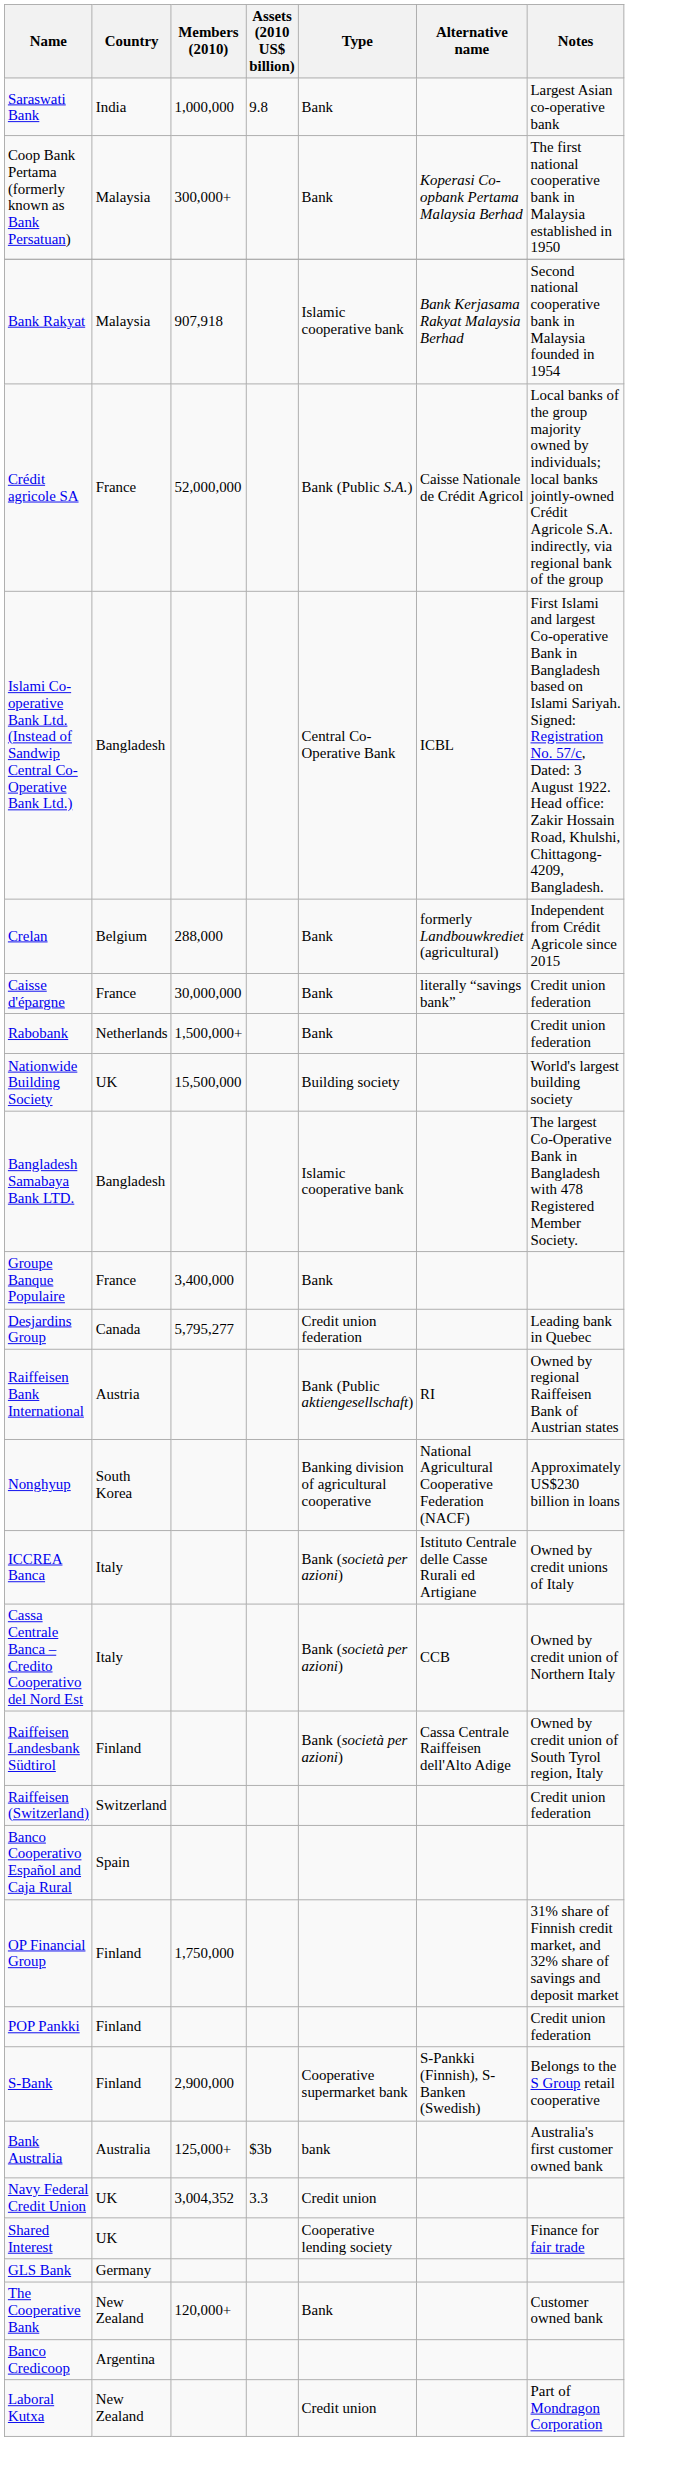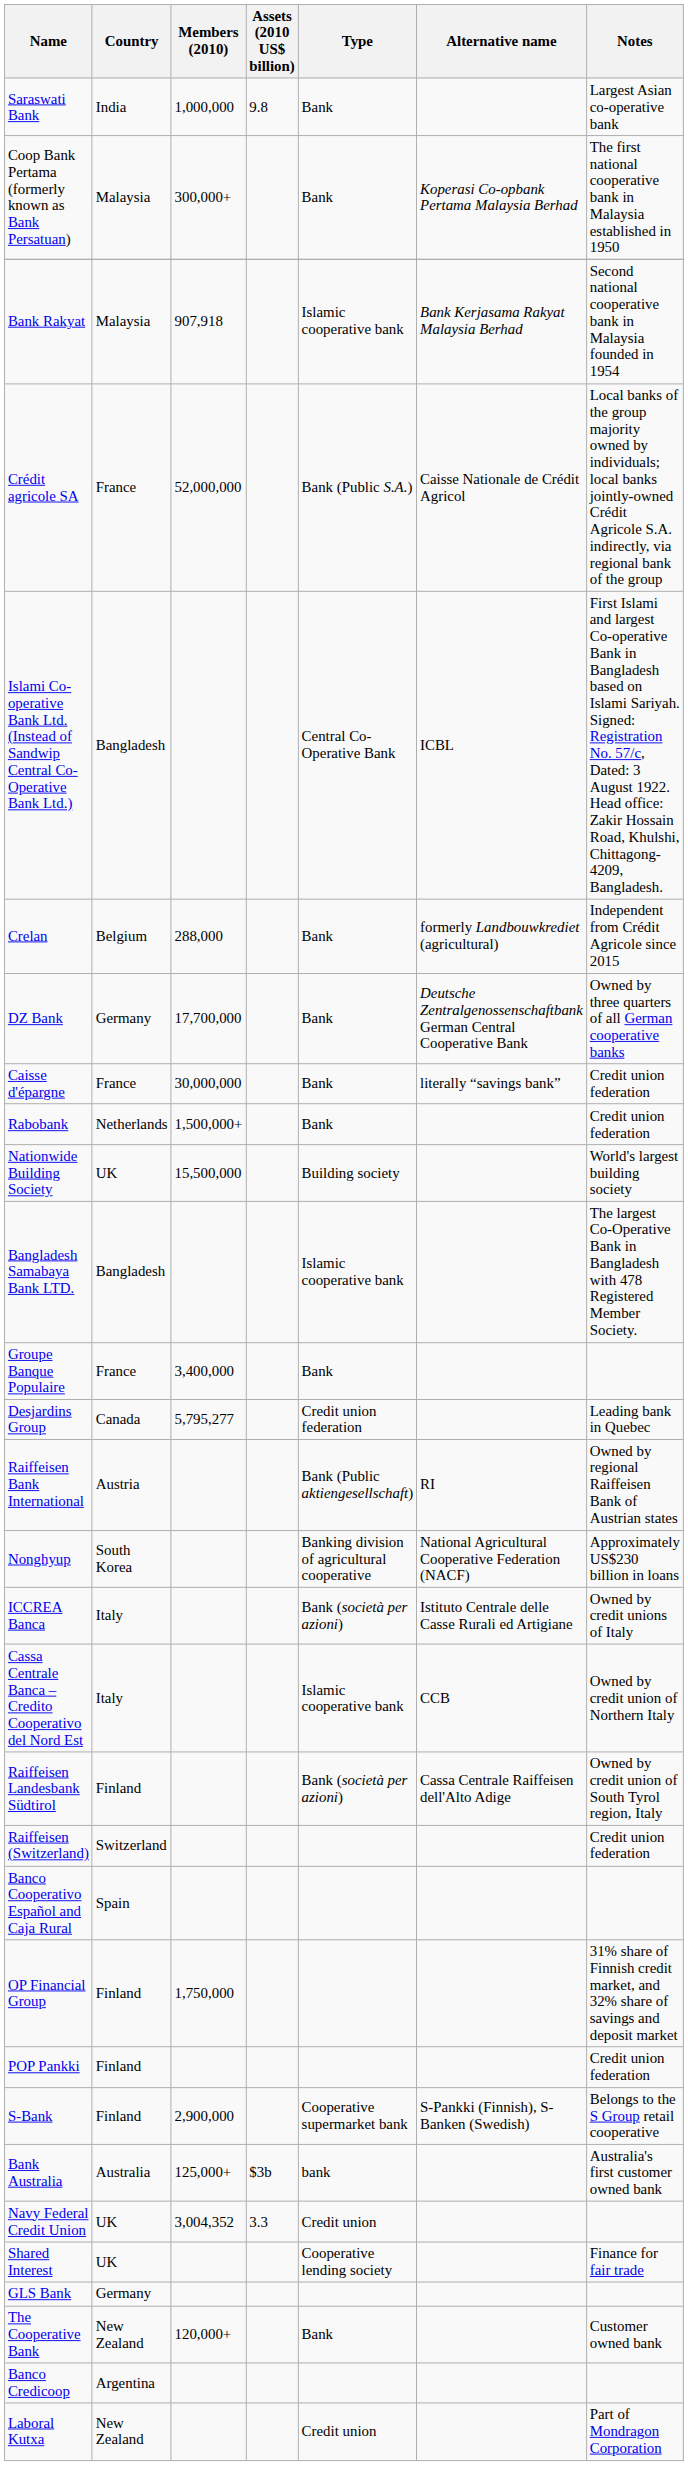+ row: (35, 1018)
(355, 1657) Bank (società per azioni) -> (353, 1698) Islamic cooperative bank
